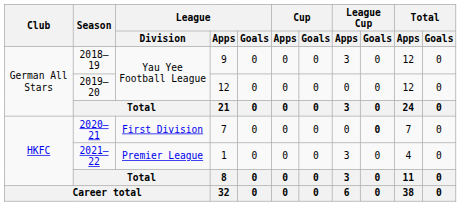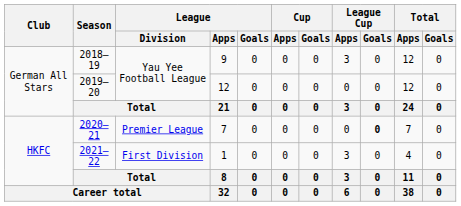(163, 129) First Division -> (163, 129) Premier League
(163, 156) Premier League -> (163, 156) First Division
